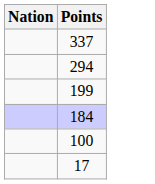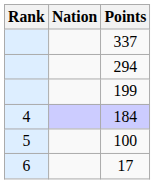+ column: (26, 16)
